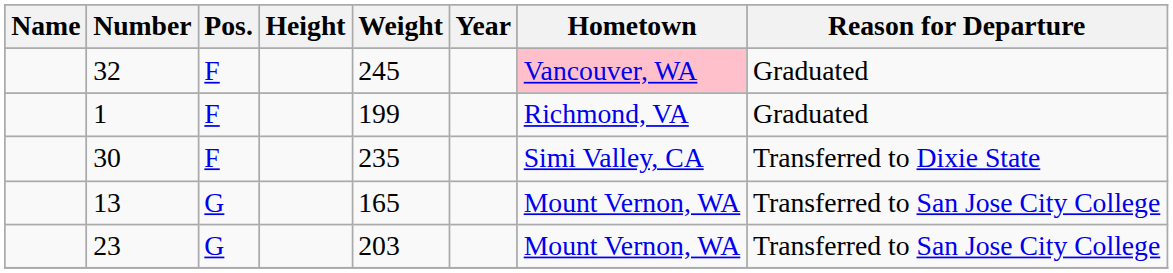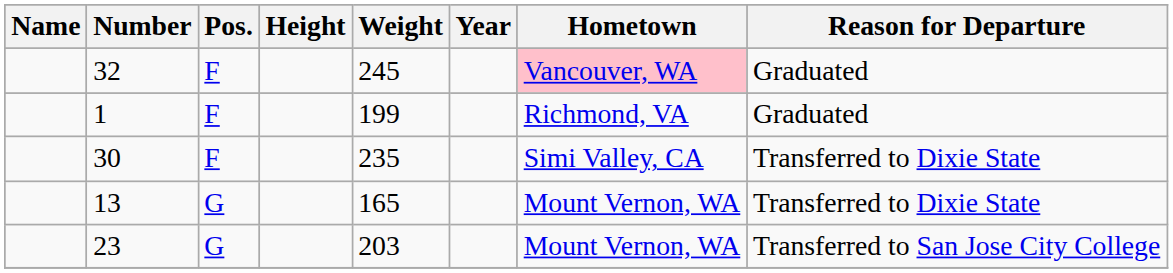(957, 202) Transferred to San Jose City College -> (897, 202) Transferred to Dixie State
